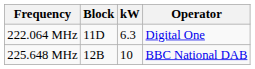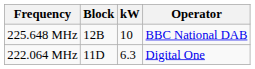rows swapped: (42, 34) <-> (42, 54)
